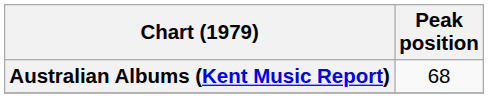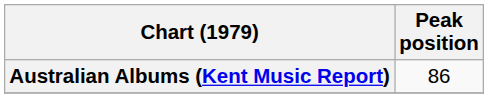(439, 76) 68 -> (439, 76) 86
